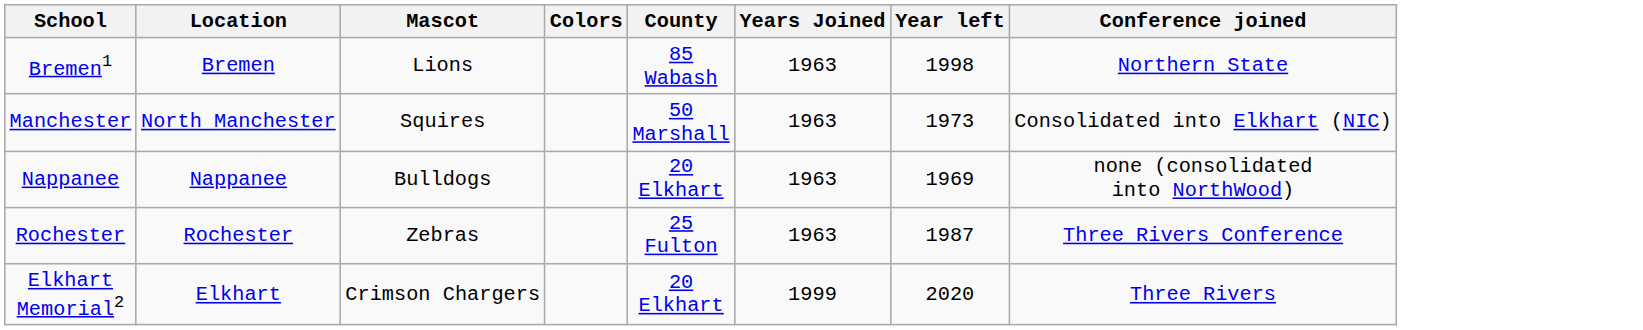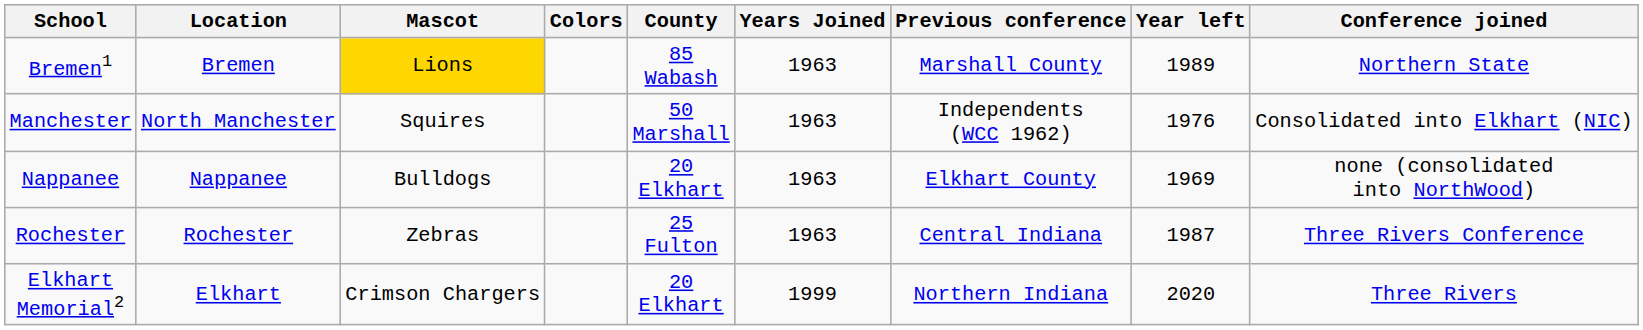+ column: (1011, 21)
(443, 66) no background -> (443, 66) gold background
(950, 66) 1998 -> (1191, 66) 1989
(950, 123) 1973 -> (1191, 123) 1976
